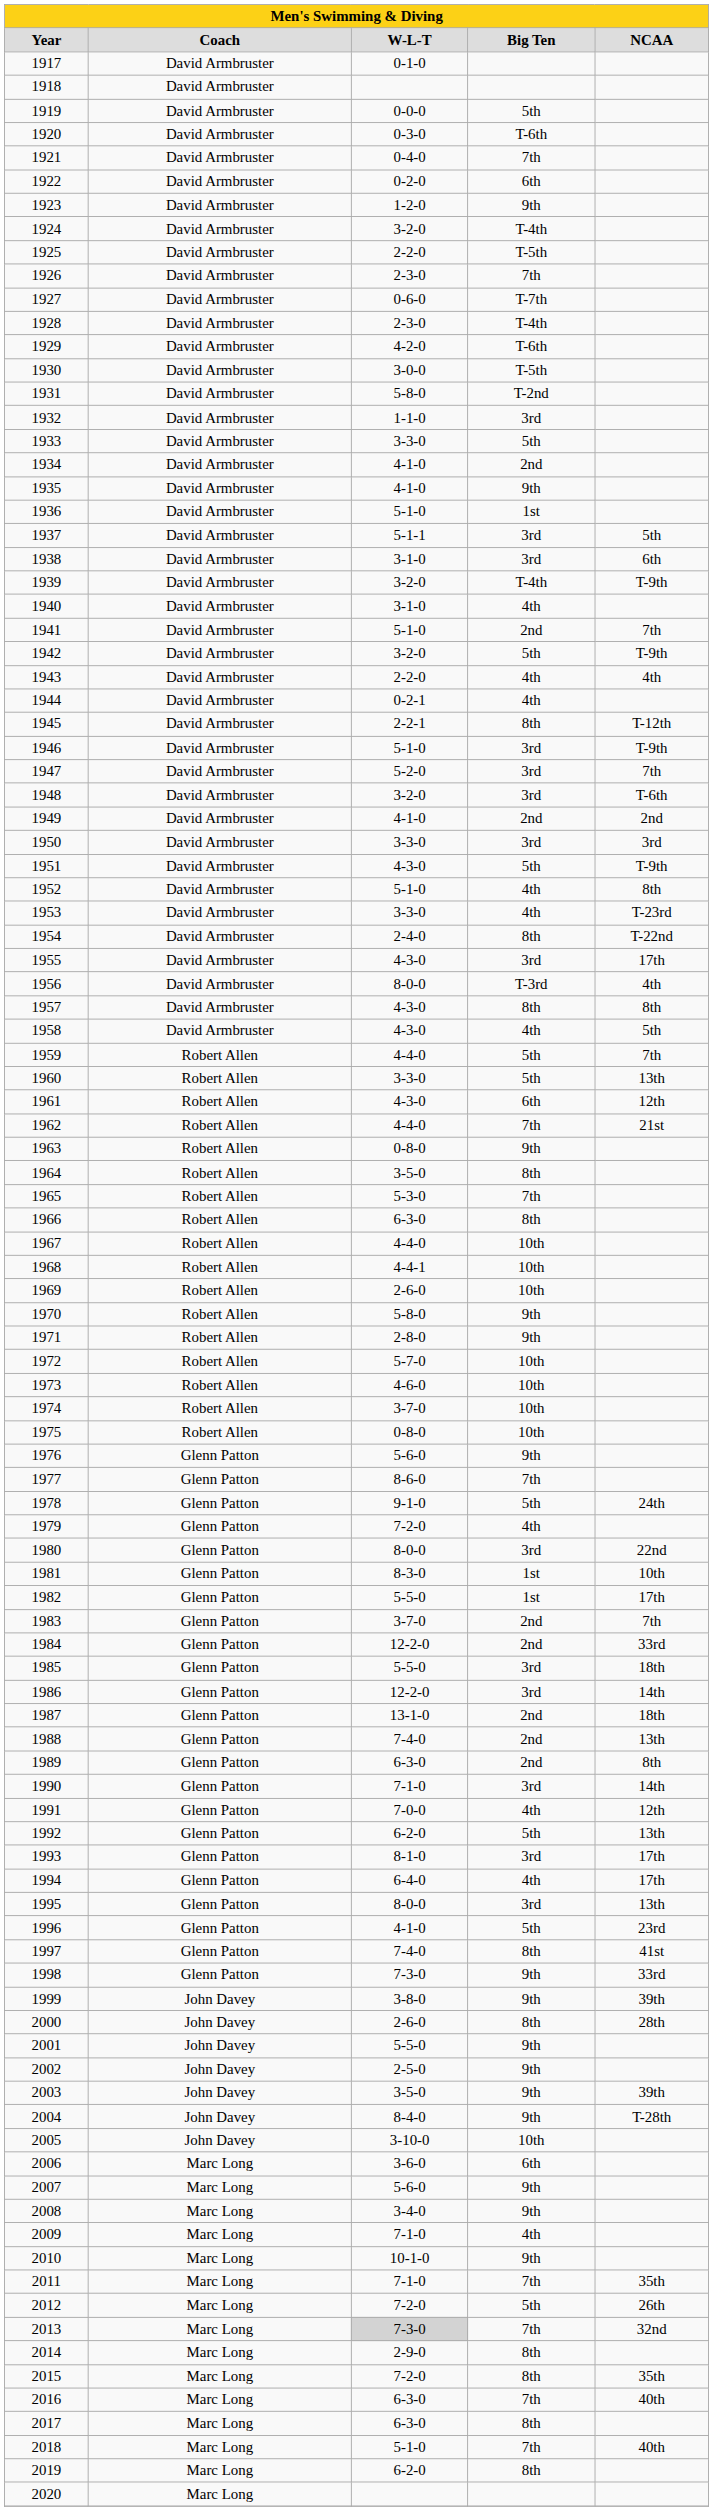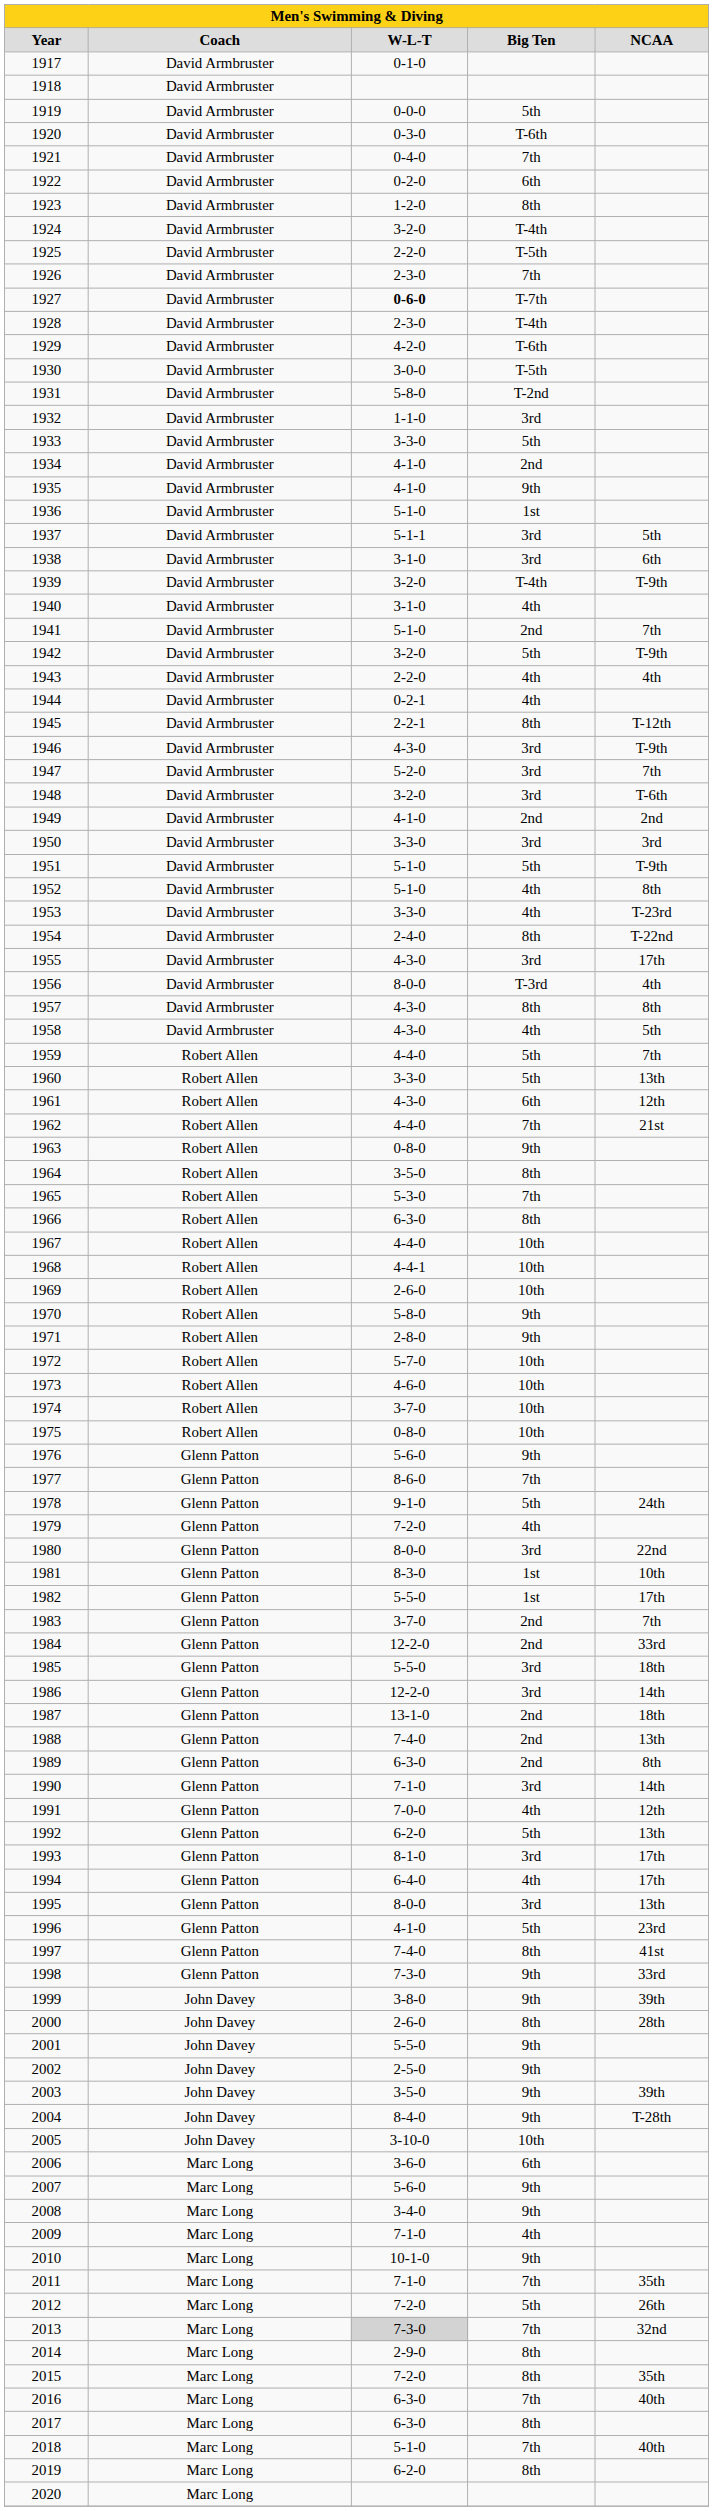(531, 205) 9th -> (531, 205) 8th
(410, 299) normal -> (410, 299) bold
(410, 747) 5-1-0 -> (410, 747) 4-3-0
(410, 865) 4-3-0 -> (410, 865) 5-1-0
